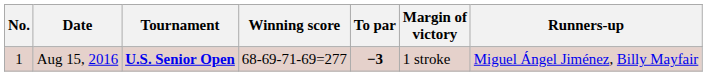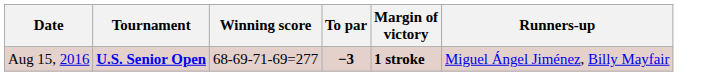- column: (19, 25)
(427, 59) normal -> (399, 59) bold
